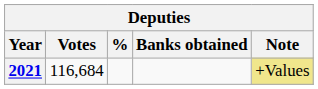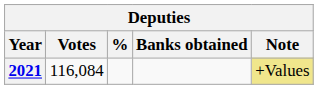(77, 71) 116,684 -> (77, 71) 116,084
